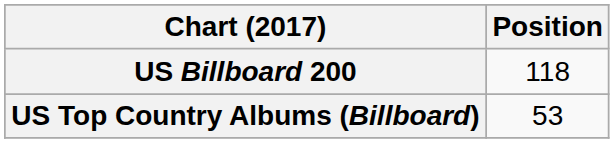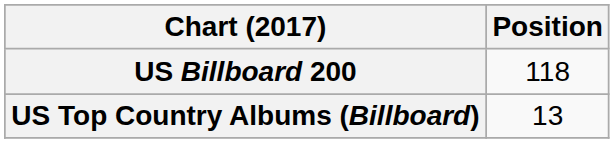(548, 115) 53 -> (548, 115) 13
